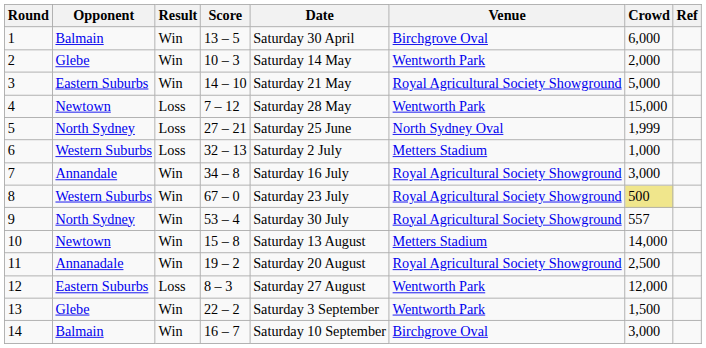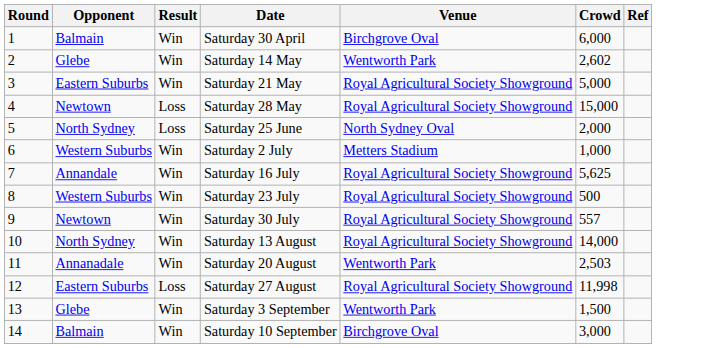- column: (225, 15)
(644, 60) 2,000 -> (595, 60) 2,602
(439, 106) Wentworth Park -> (458, 106) Royal Agricultural Society Showground
(644, 128) 1,999 -> (595, 128) 2,000
(172, 151) Loss -> (171, 151) Win
(644, 173) 3,000 -> (595, 173) 5,625
(639, 196) khaki background -> (590, 196) no background
(95, 219) North Sydney -> (83, 219) Newtown
(83, 241) Newtown -> (95, 241) North Sydney
(440, 241) Metters Stadium -> (458, 241) Royal Agricultural Society Showground
(507, 264) Royal Agricultural Society Showground -> (390, 264) Wentworth Park
(644, 264) 2,500 -> (595, 264) 2,503
(439, 286) Wentworth Park -> (458, 286) Royal Agricultural Society Showground
(648, 286) 12,000 -> (598, 286) 11,998
